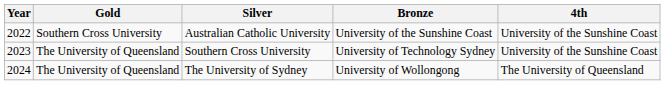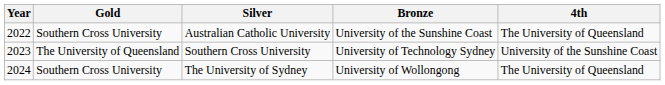(579, 32) University of the Sunshine Coast -> (572, 32) The University of Queensland
(108, 70) The University of Queensland -> (99, 70) Southern Cross University
